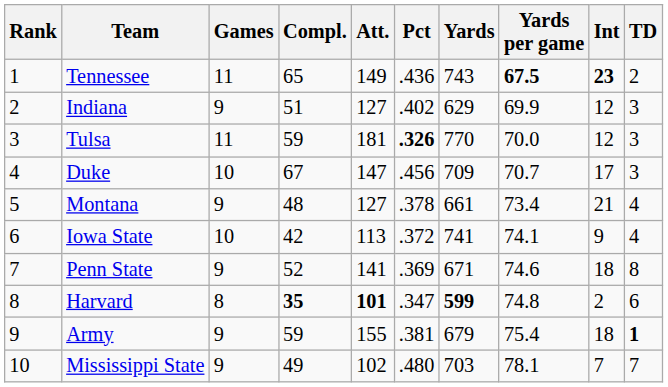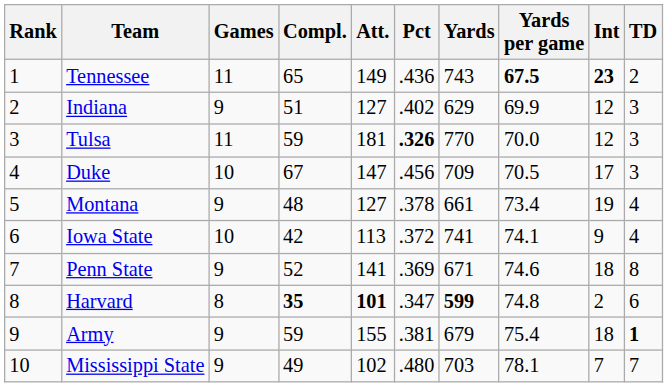(522, 172) 70.7 -> (522, 172) 70.5
(604, 204) 21 -> (604, 204) 19
